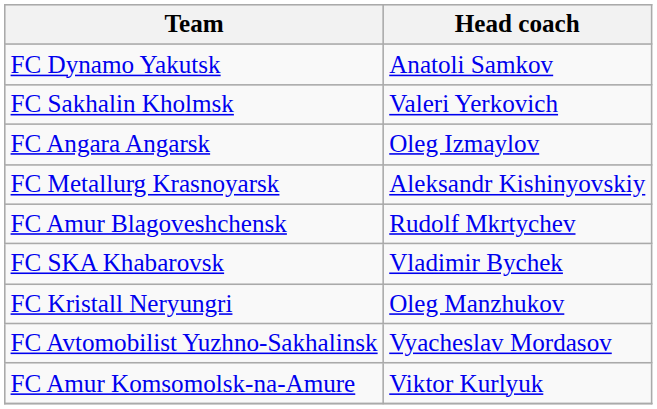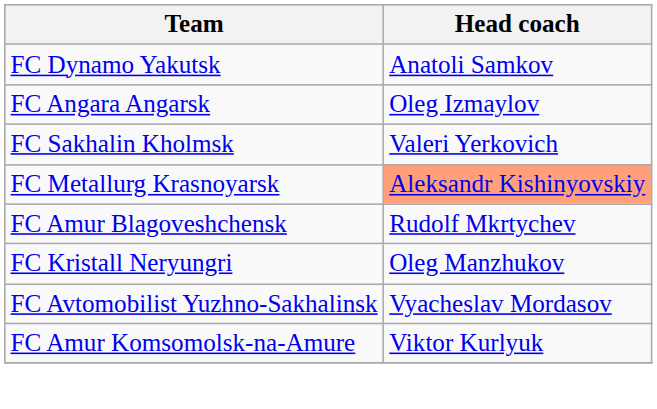rows swapped: (110, 143) <-> (122, 104)
(517, 183) no background -> (517, 183) lightsalmon background
- row: (117, 263)
